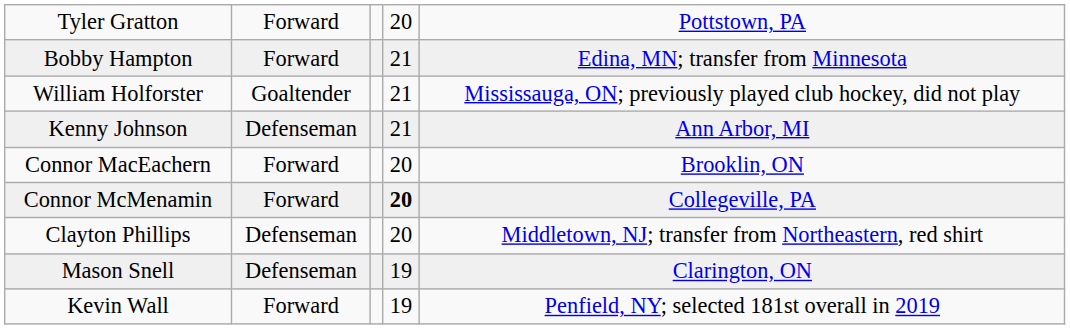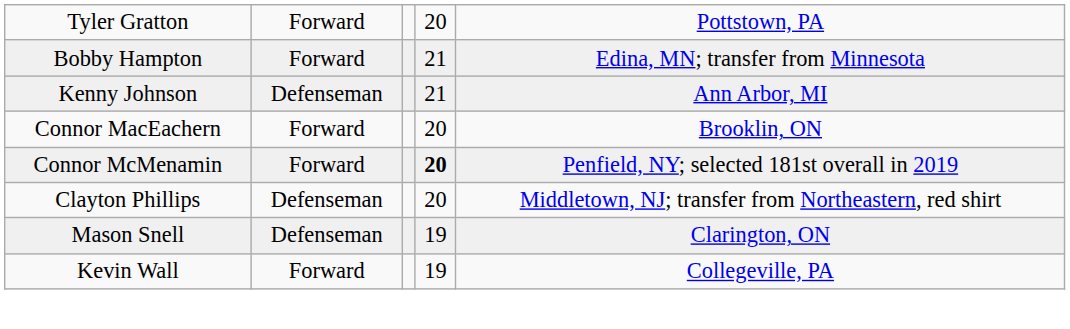- row: (118, 93)
(742, 199) Collegeville, PA -> (760, 164) Penfield, NY; selected 181st overall in 2019
(742, 306) Penfield, NY; selected 181st overall in 2019 -> (760, 270) Collegeville, PA
